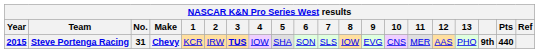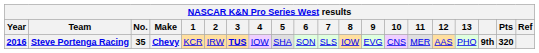(17, 41) 2015 -> (17, 41) 2016
(141, 41) 31 -> (141, 41) 35
(506, 41) 440 -> (506, 41) 320
